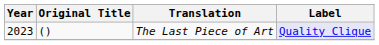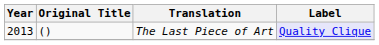(20, 31) 2023 -> (20, 31) 2013
